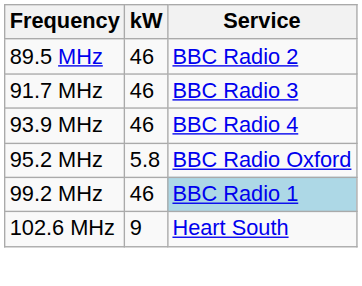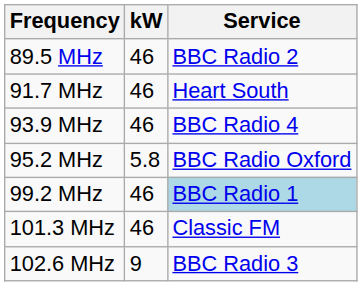(235, 90) BBC Radio 3 -> (231, 90) Heart South
+ row: (62, 228)
(231, 228) Heart South -> (235, 263) BBC Radio 3
